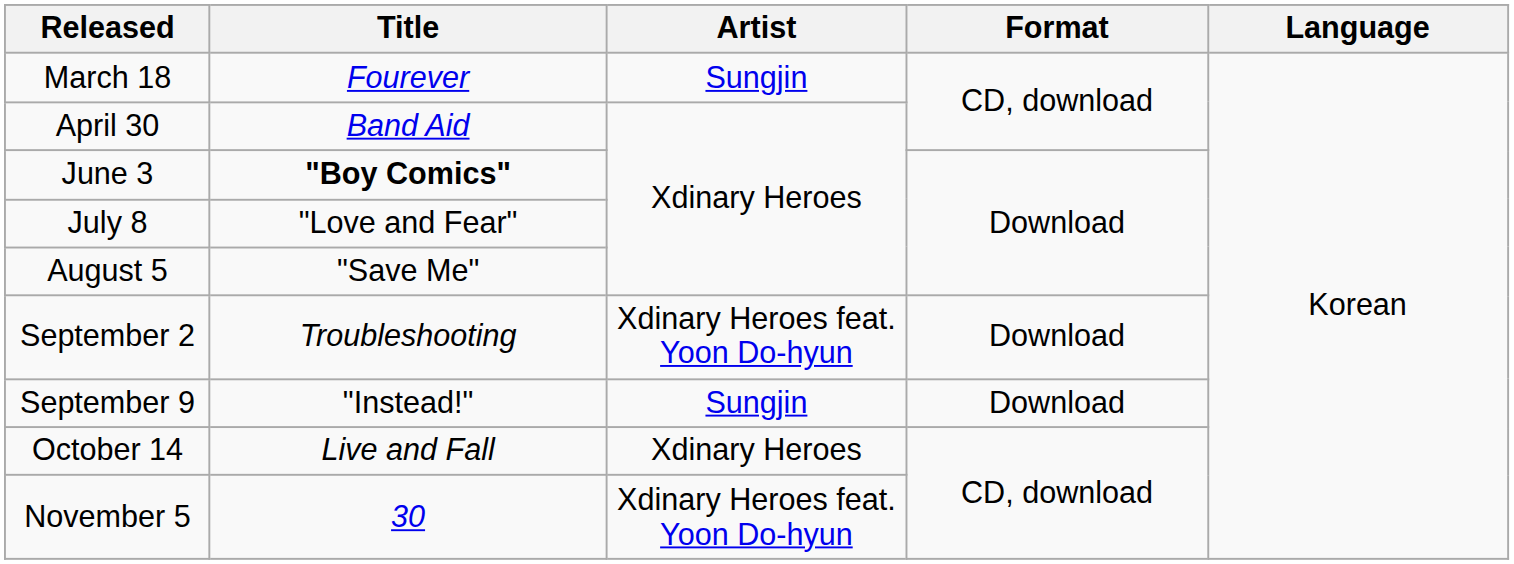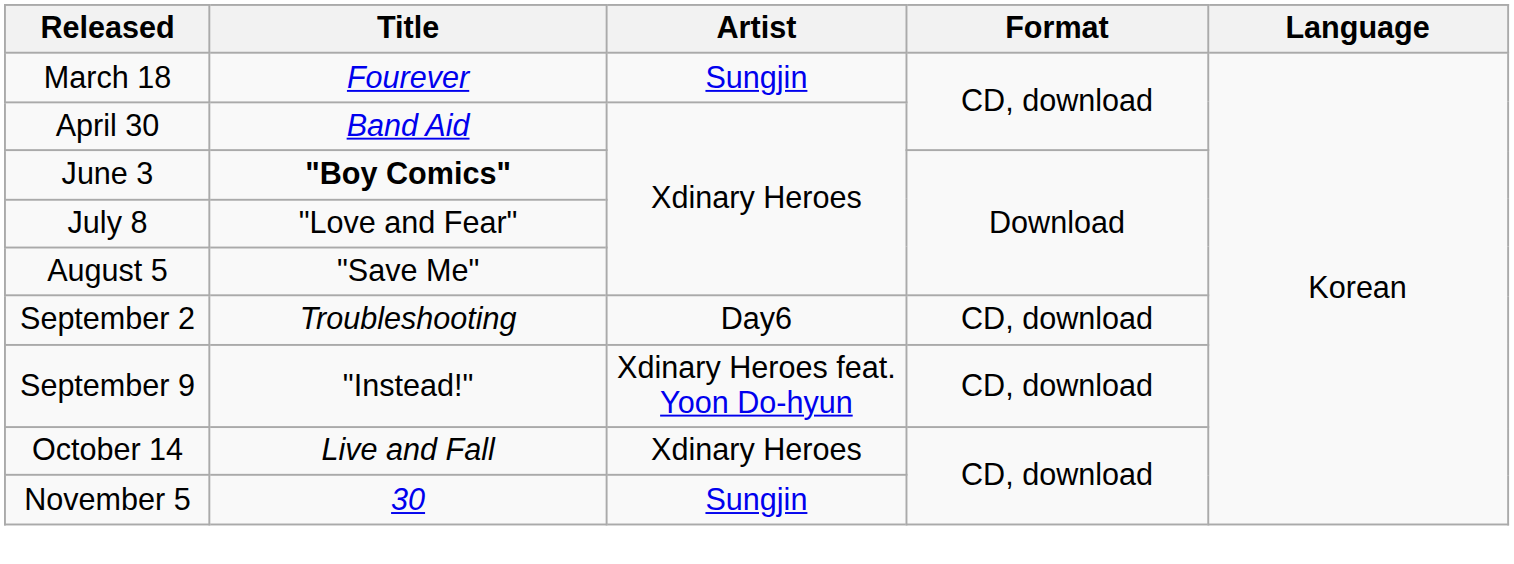(756, 336) Xdinary Heroes feat. Yoon Do-hyun -> (756, 319) Day6
(1057, 336) Download -> (1057, 319) CD, download
(756, 402) Sungjin -> (756, 385) Xdinary Heroes feat. Yoon Do-hyun
(1057, 402) Download -> (1057, 385) CD, download
(756, 516) Xdinary Heroes feat. Yoon Do-hyun -> (756, 499) Sungjin
